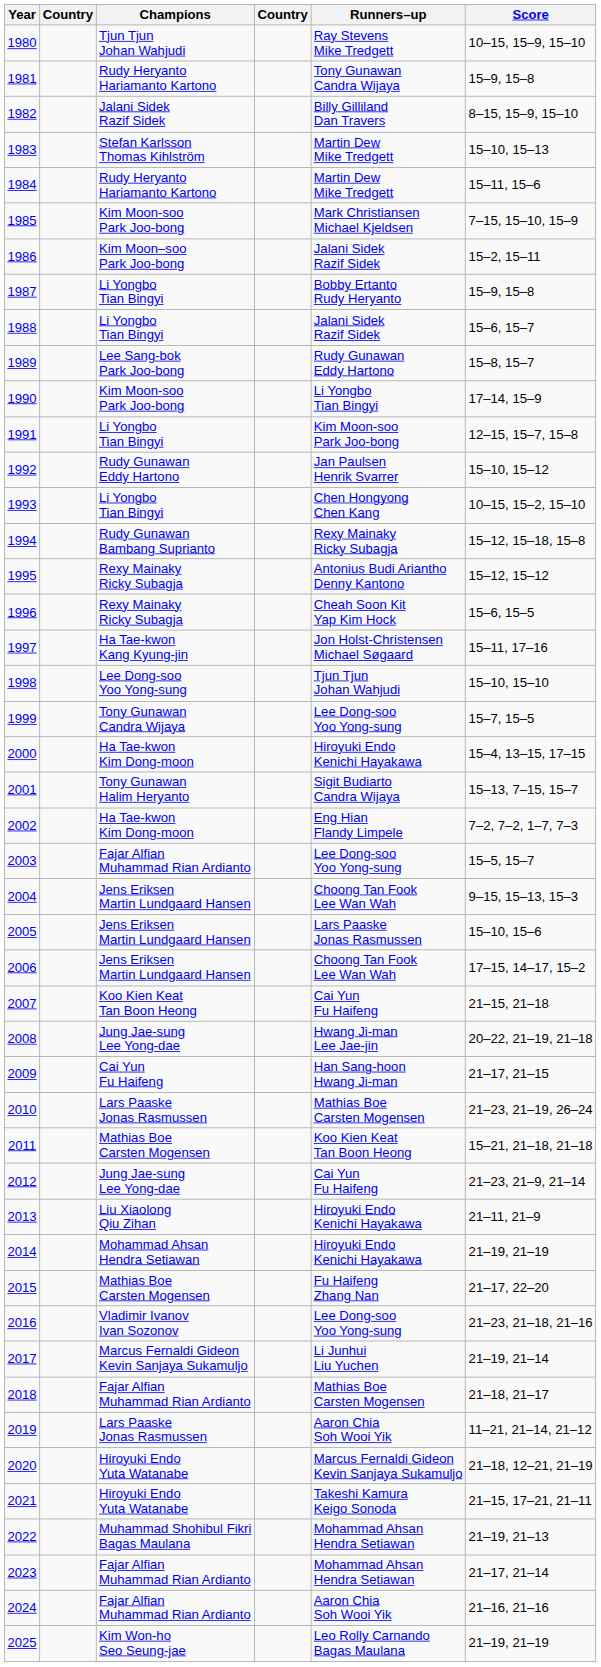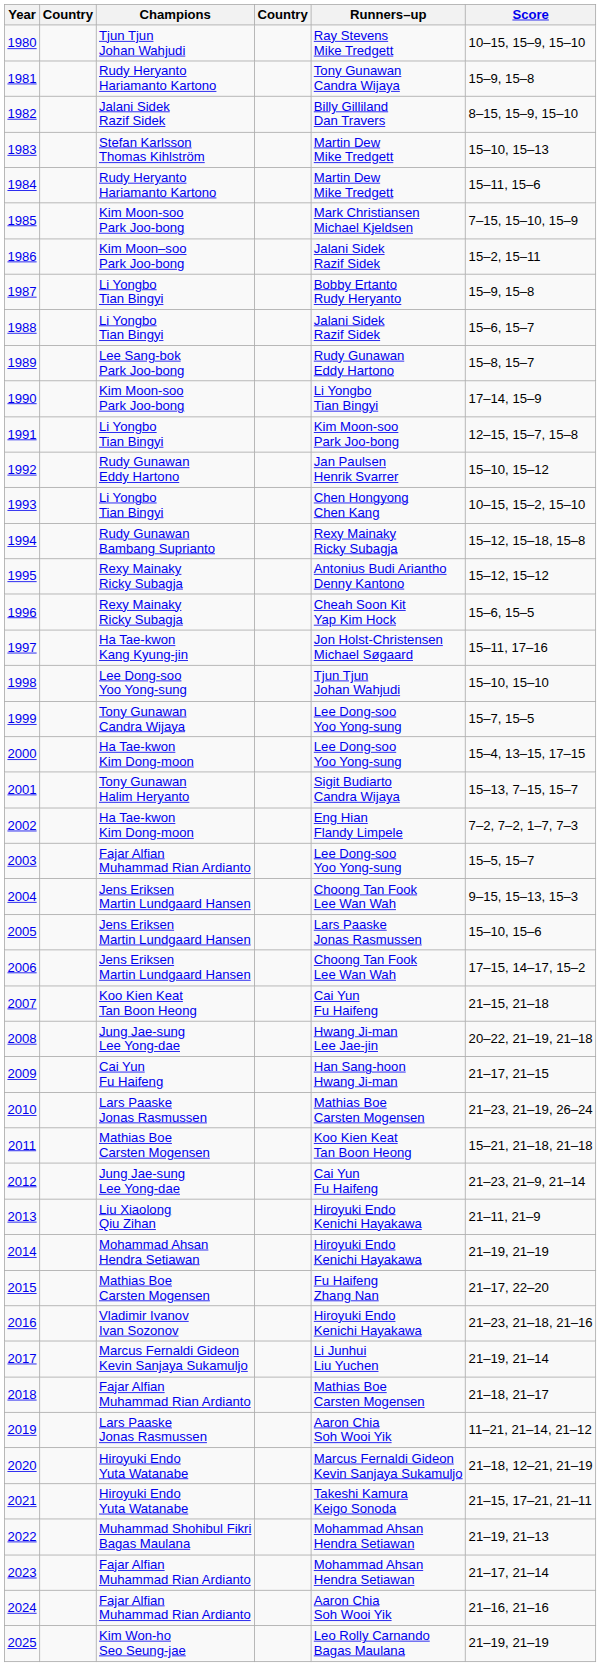(368, 754) Hiroyuki Endo Kenichi Hayakawa -> (358, 754) Lee Dong-soo Yoo Yong-sung
(358, 1323) Lee Dong-soo Yoo Yong-sung -> (368, 1323) Hiroyuki Endo Kenichi Hayakawa
